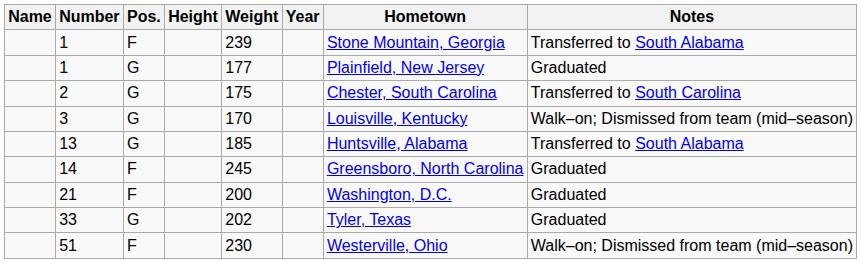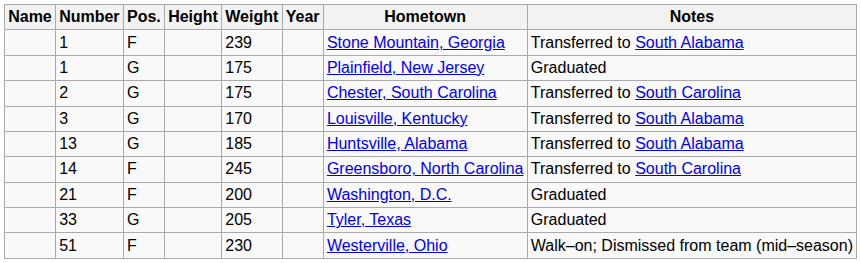(239, 67) 177 -> (239, 67) 175
(692, 118) Walk–on; Dismissed from team (mid–season) -> (637, 118) Transferred to South Alabama
(569, 169) Graduated -> (636, 169) Transferred to South Carolina
(239, 220) 202 -> (239, 220) 205
